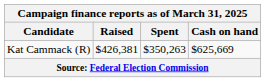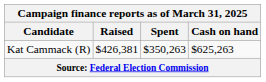(212, 49) $625,669 -> (212, 49) $625,263
